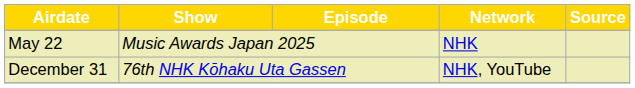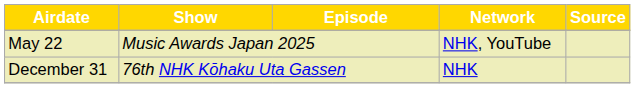(460, 43) NHK -> (497, 43) NHK, YouTube
(497, 69) NHK, YouTube -> (460, 69) NHK
